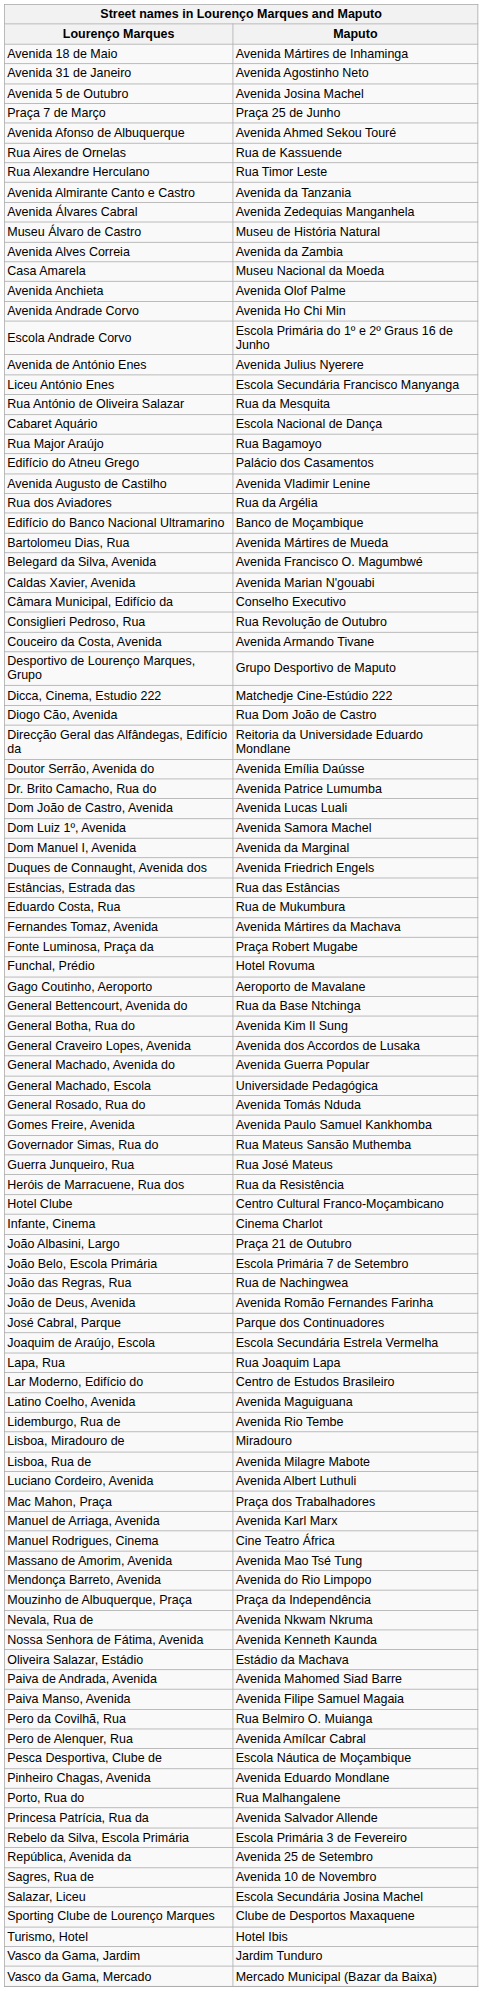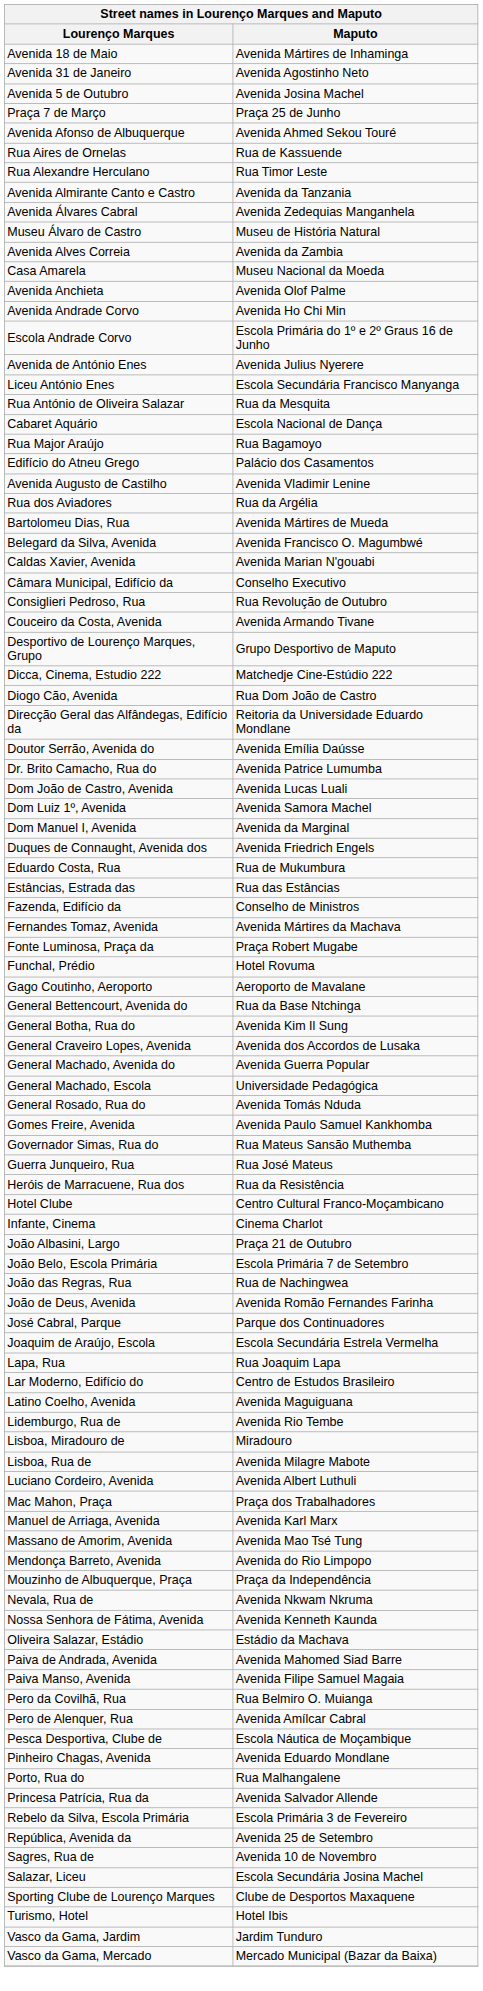- row: (116, 523)
rows swapped: (64, 907) <-> (71, 887)
+ row: (64, 907)
- row: (83, 1540)
